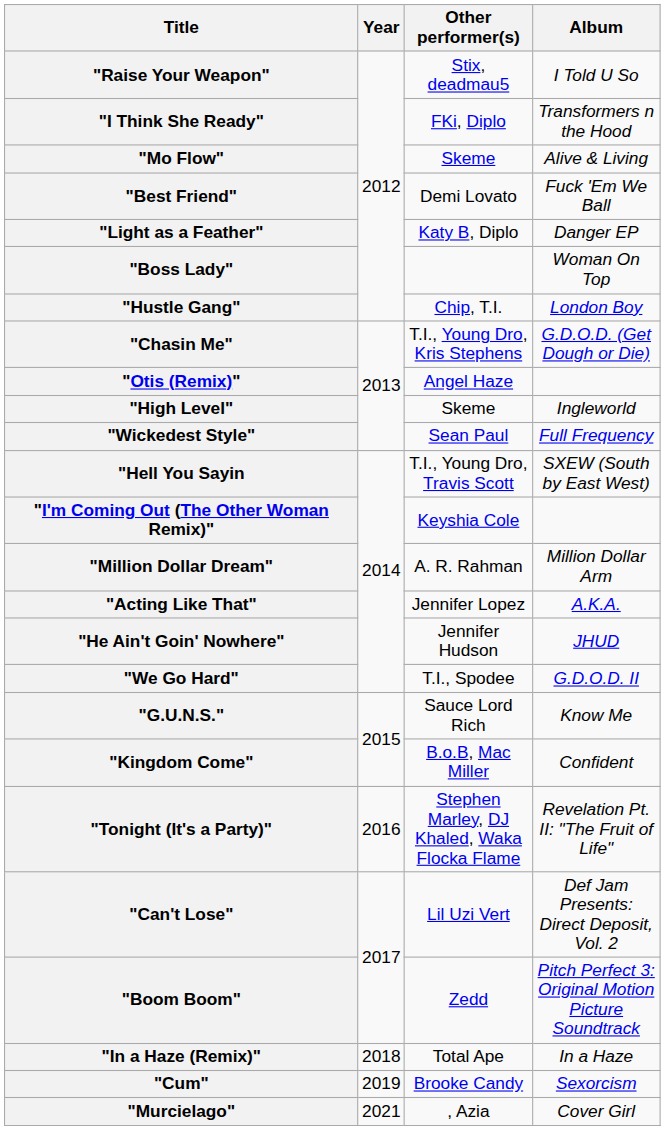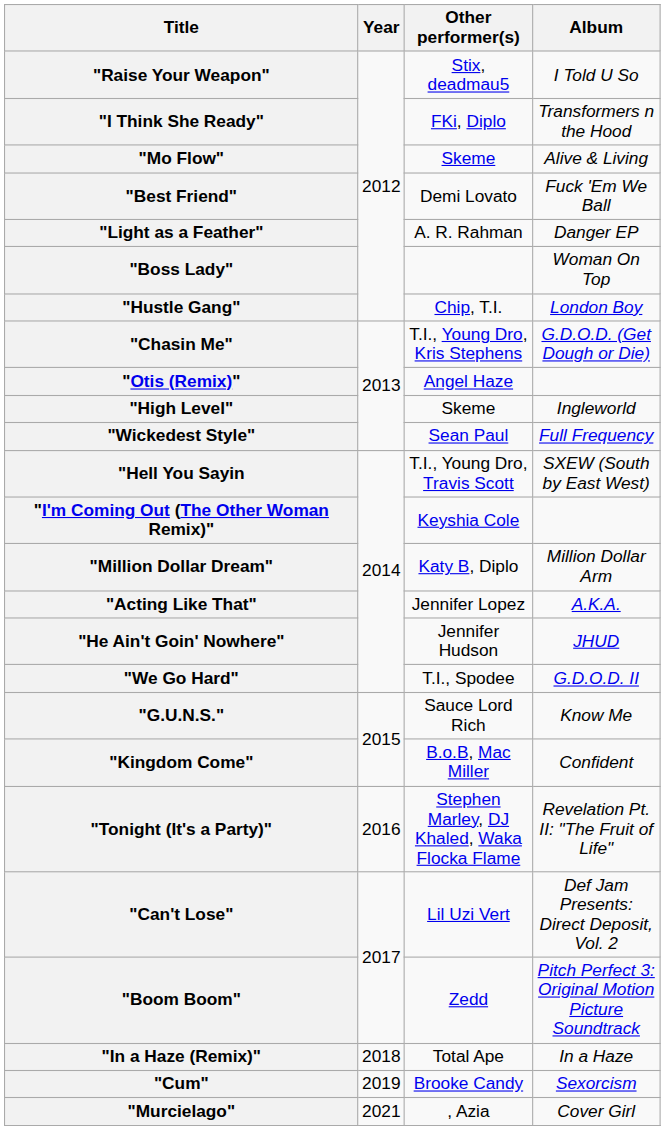(468, 232) Katy B, Diplo -> (468, 232) A. R. Rahman
(468, 567) A. R. Rahman -> (468, 567) Katy B, Diplo
